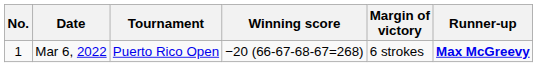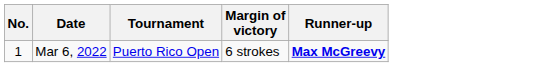- column: (294, 23)
